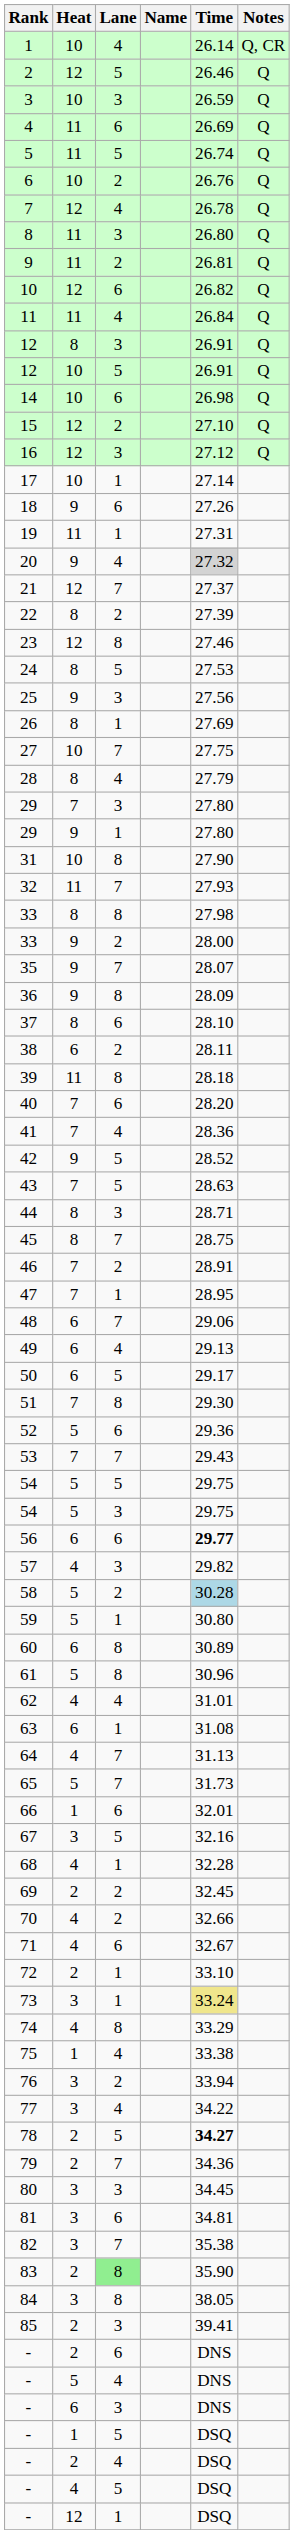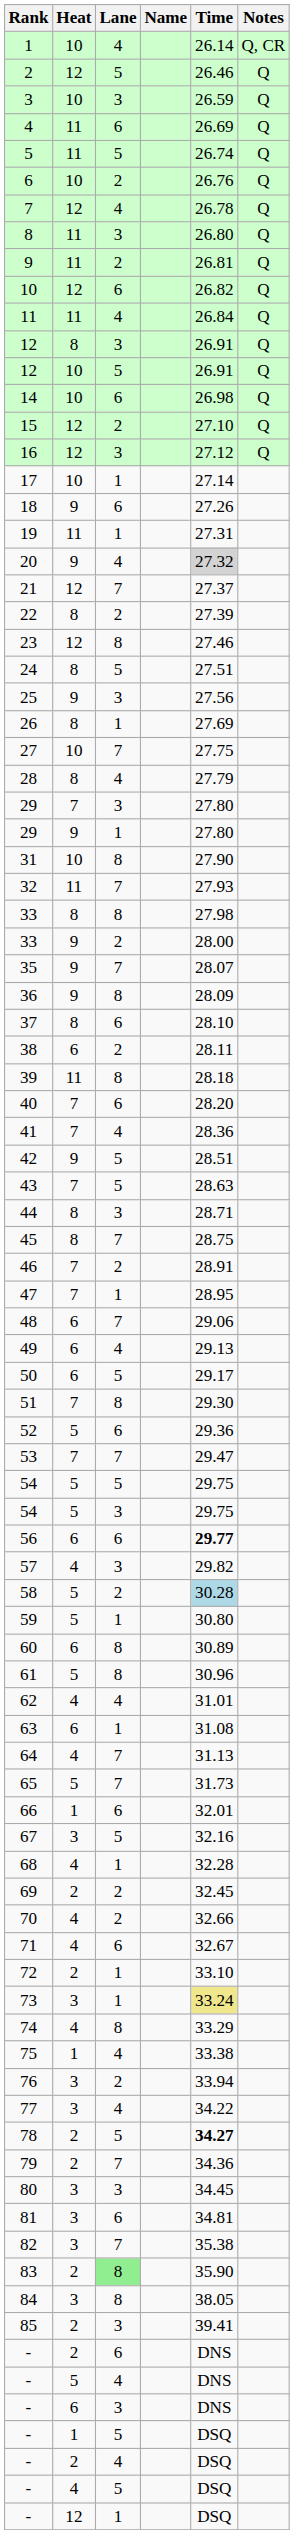(214, 669) 27.53 -> (214, 669) 27.51
(214, 1158) 28.52 -> (214, 1158) 28.51
(214, 1457) 29.43 -> (214, 1457) 29.47
